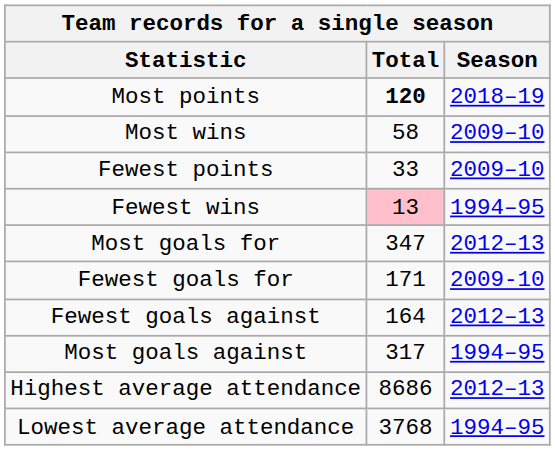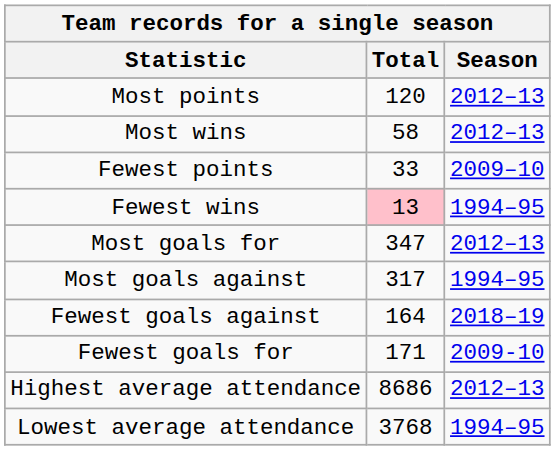(406, 97) bold -> (406, 97) normal
(497, 97) 2018–19 -> (497, 97) 2012–13
(497, 134) 2009–10 -> (497, 134) 2012–13
rows swapped: (186, 280) <-> (186, 354)
(497, 317) 2012–13 -> (497, 317) 2018–19
